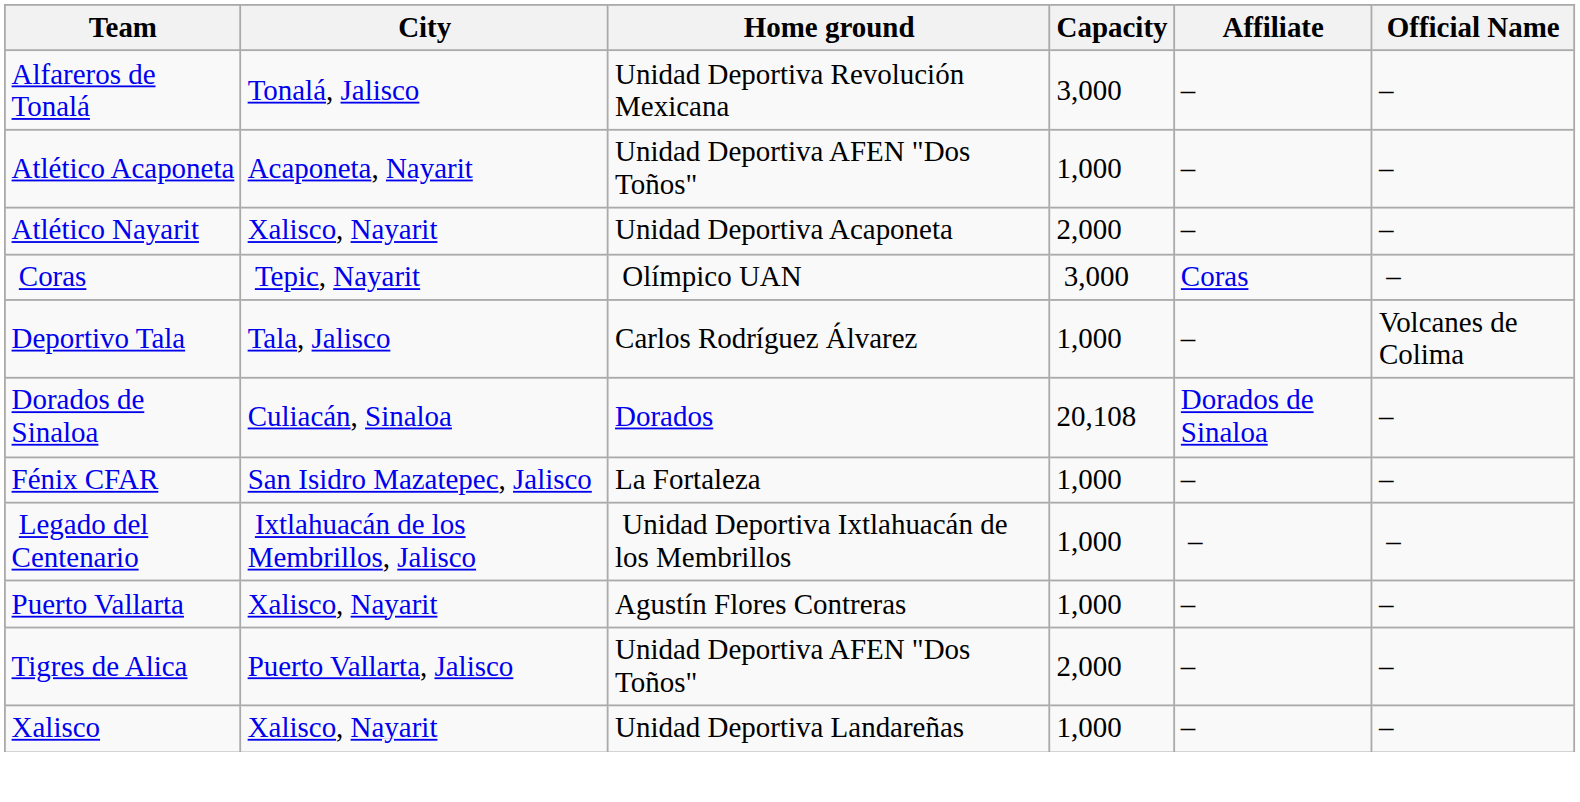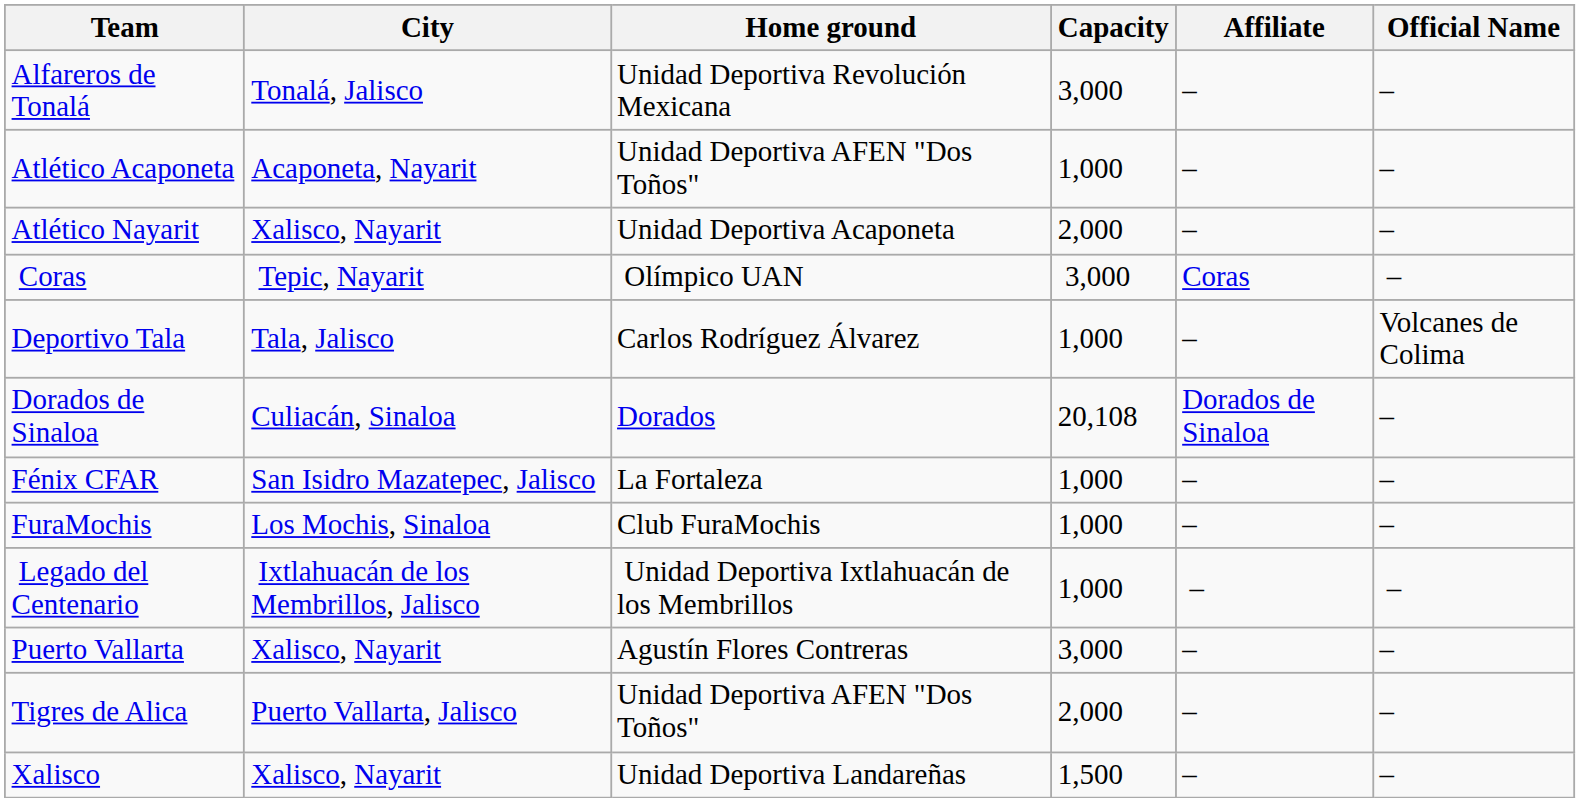+ row: (82, 525)
(1089, 603) 1,000 -> (1090, 649) 3,000
(1089, 728) 1,000 -> (1090, 774) 1,500
